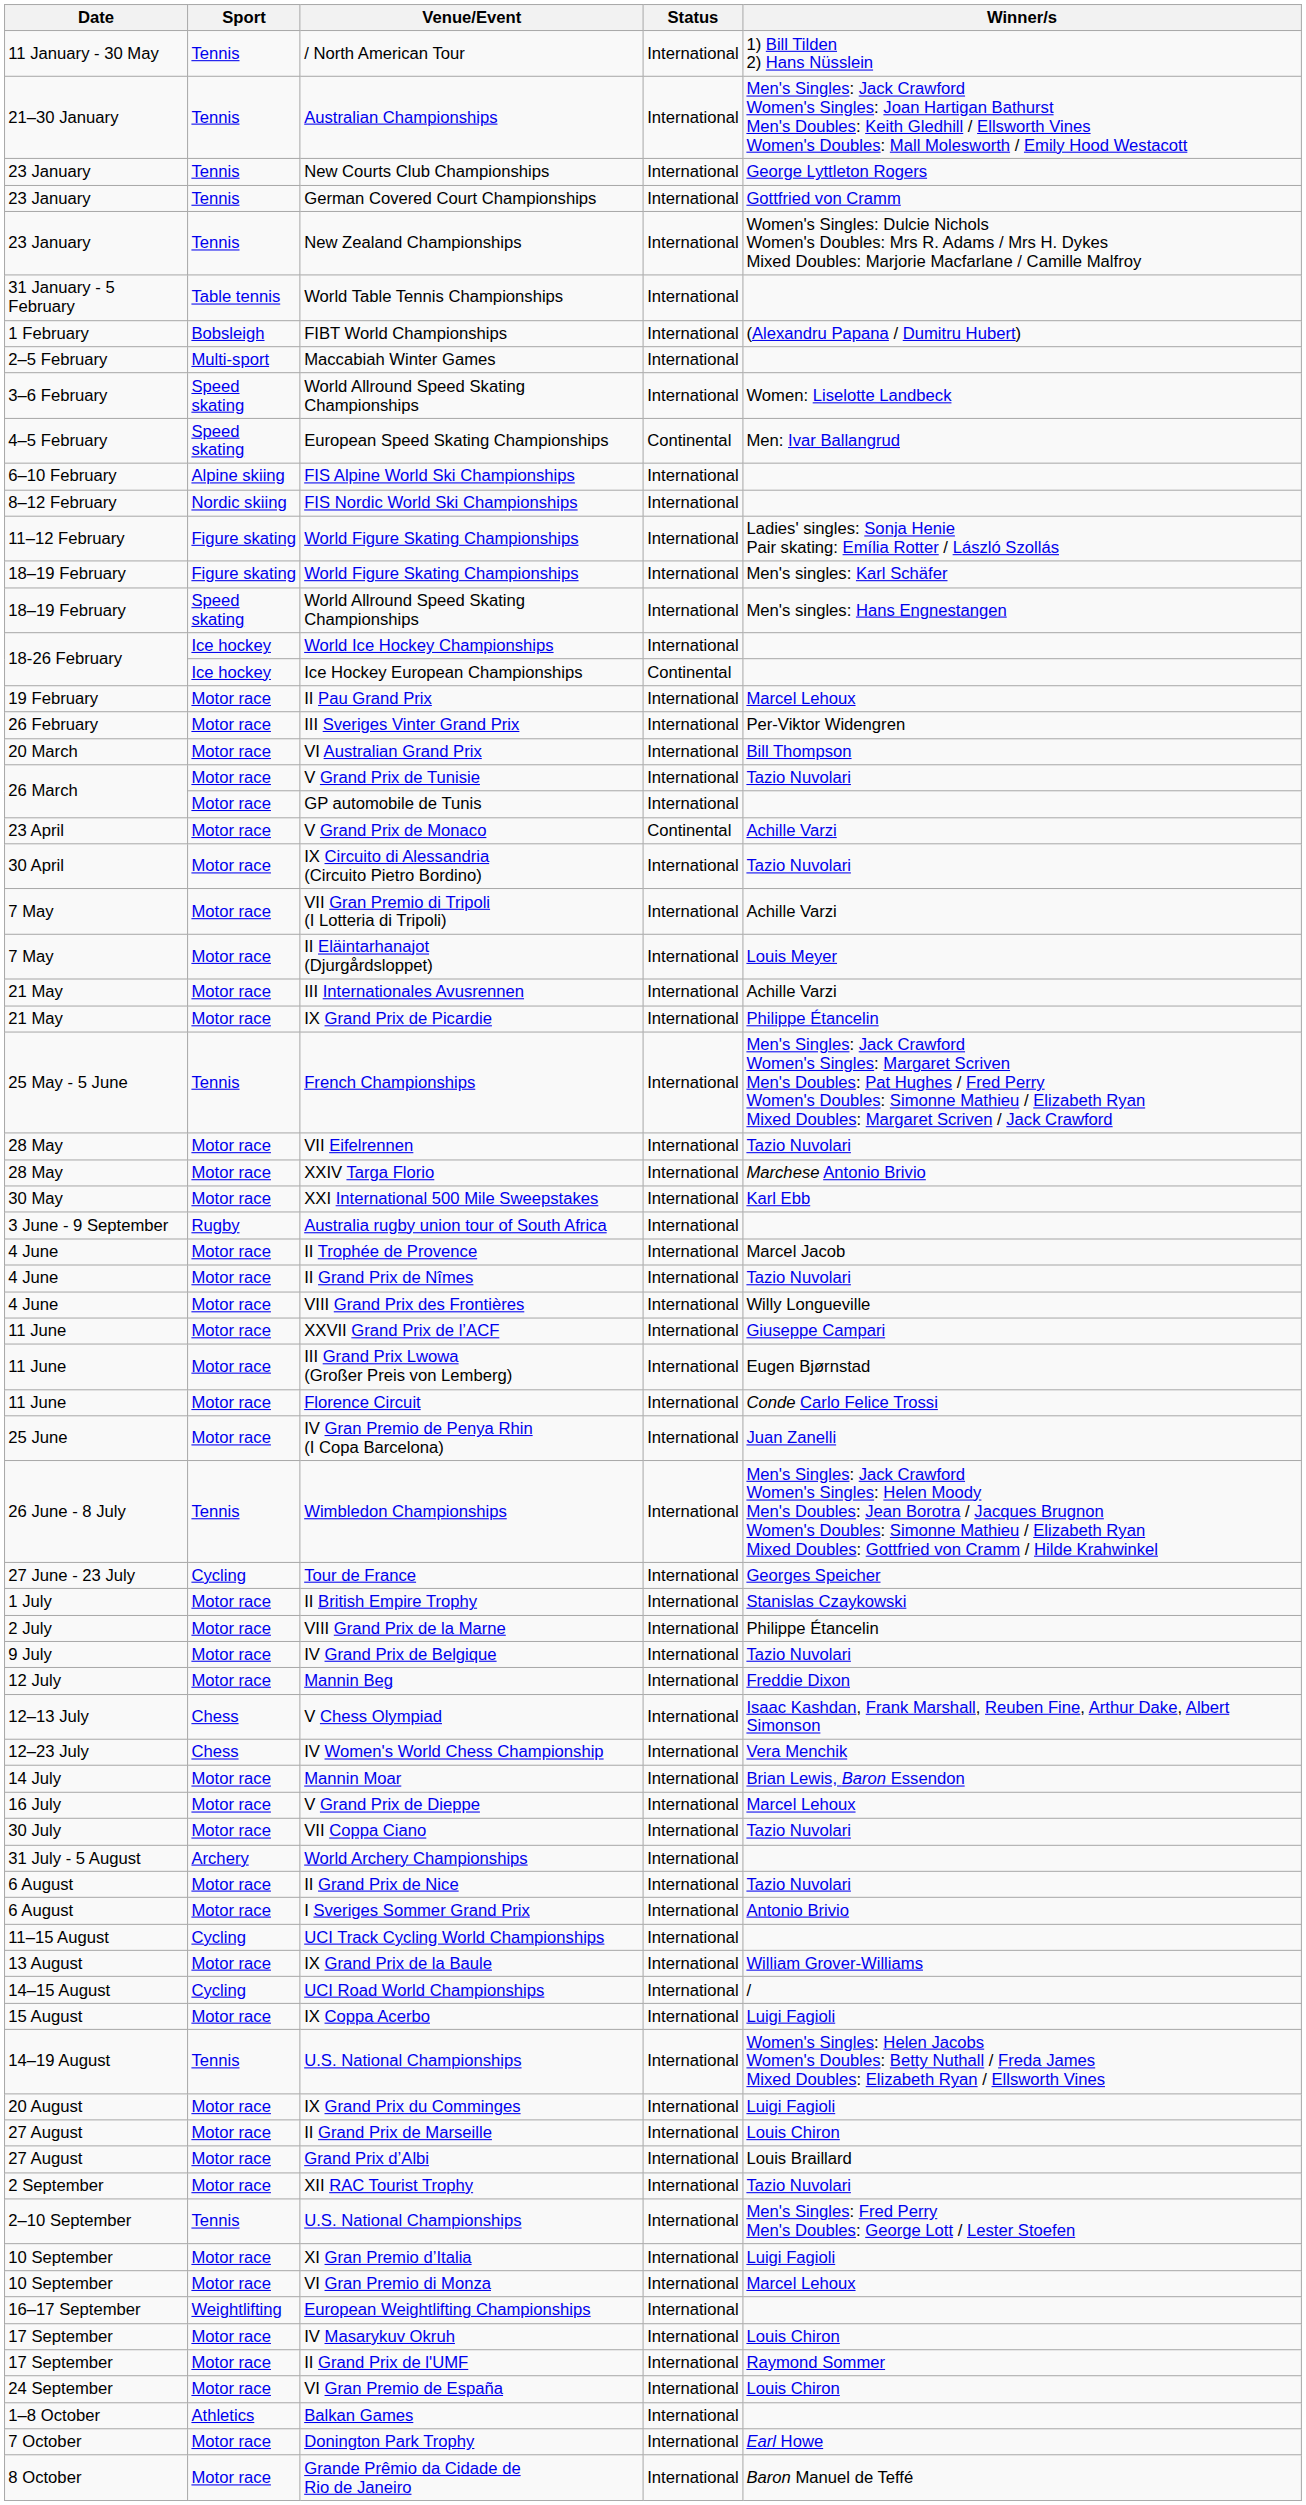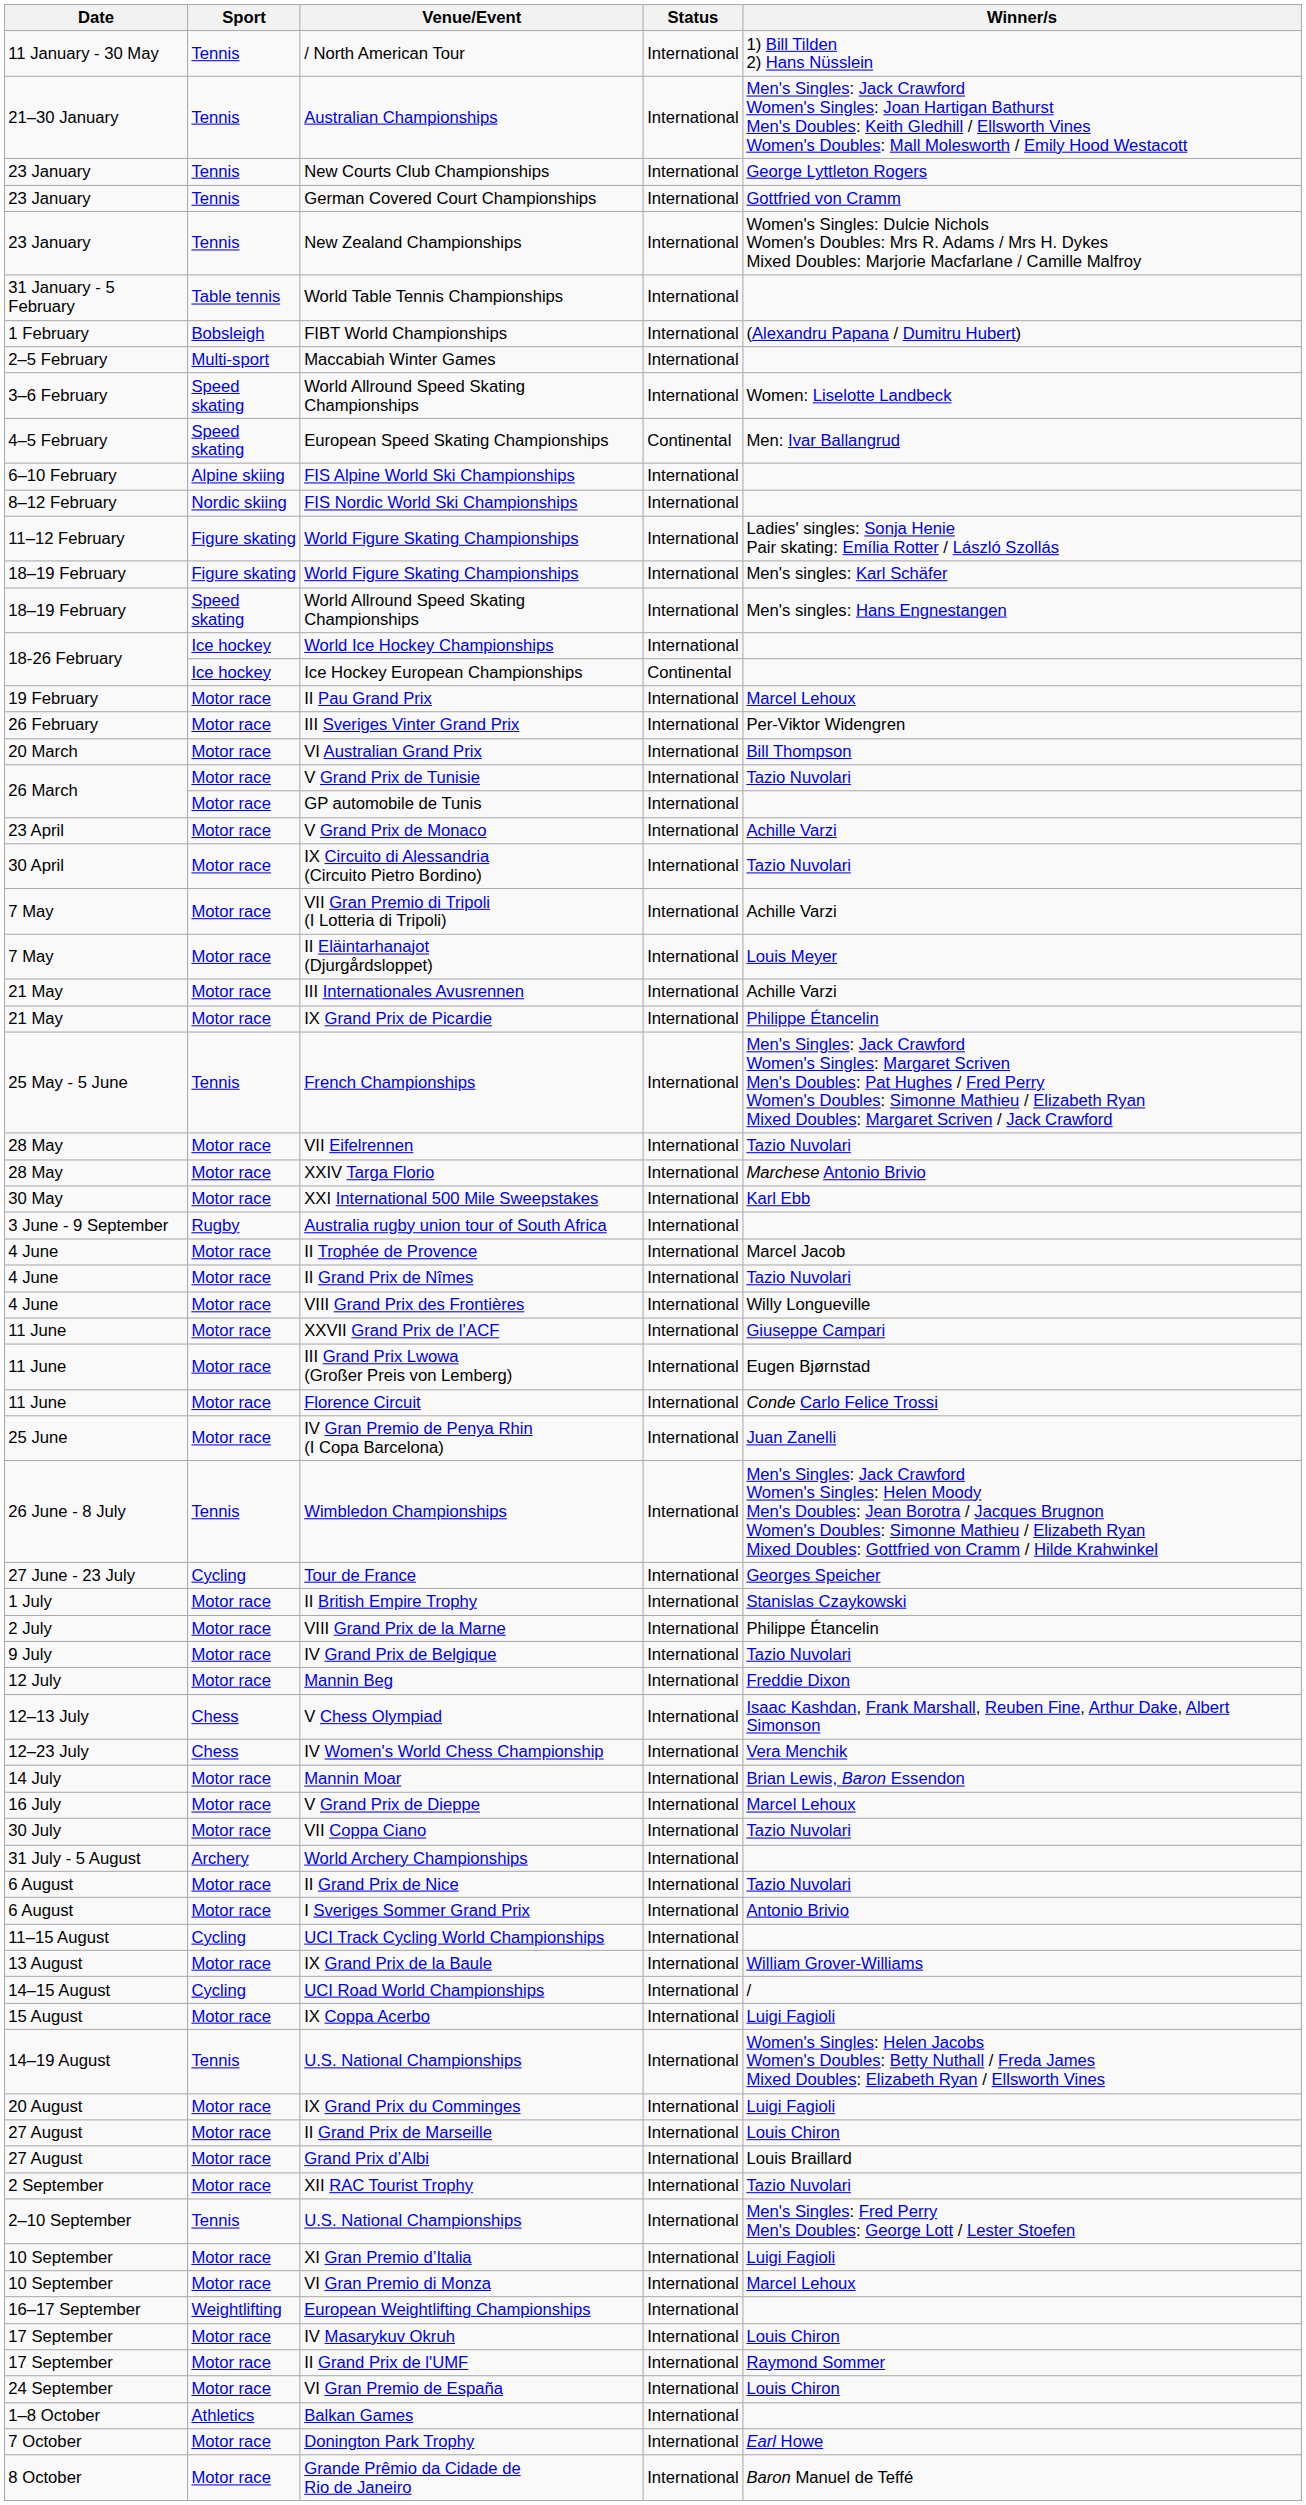(689, 830) Continental -> (693, 830) International
